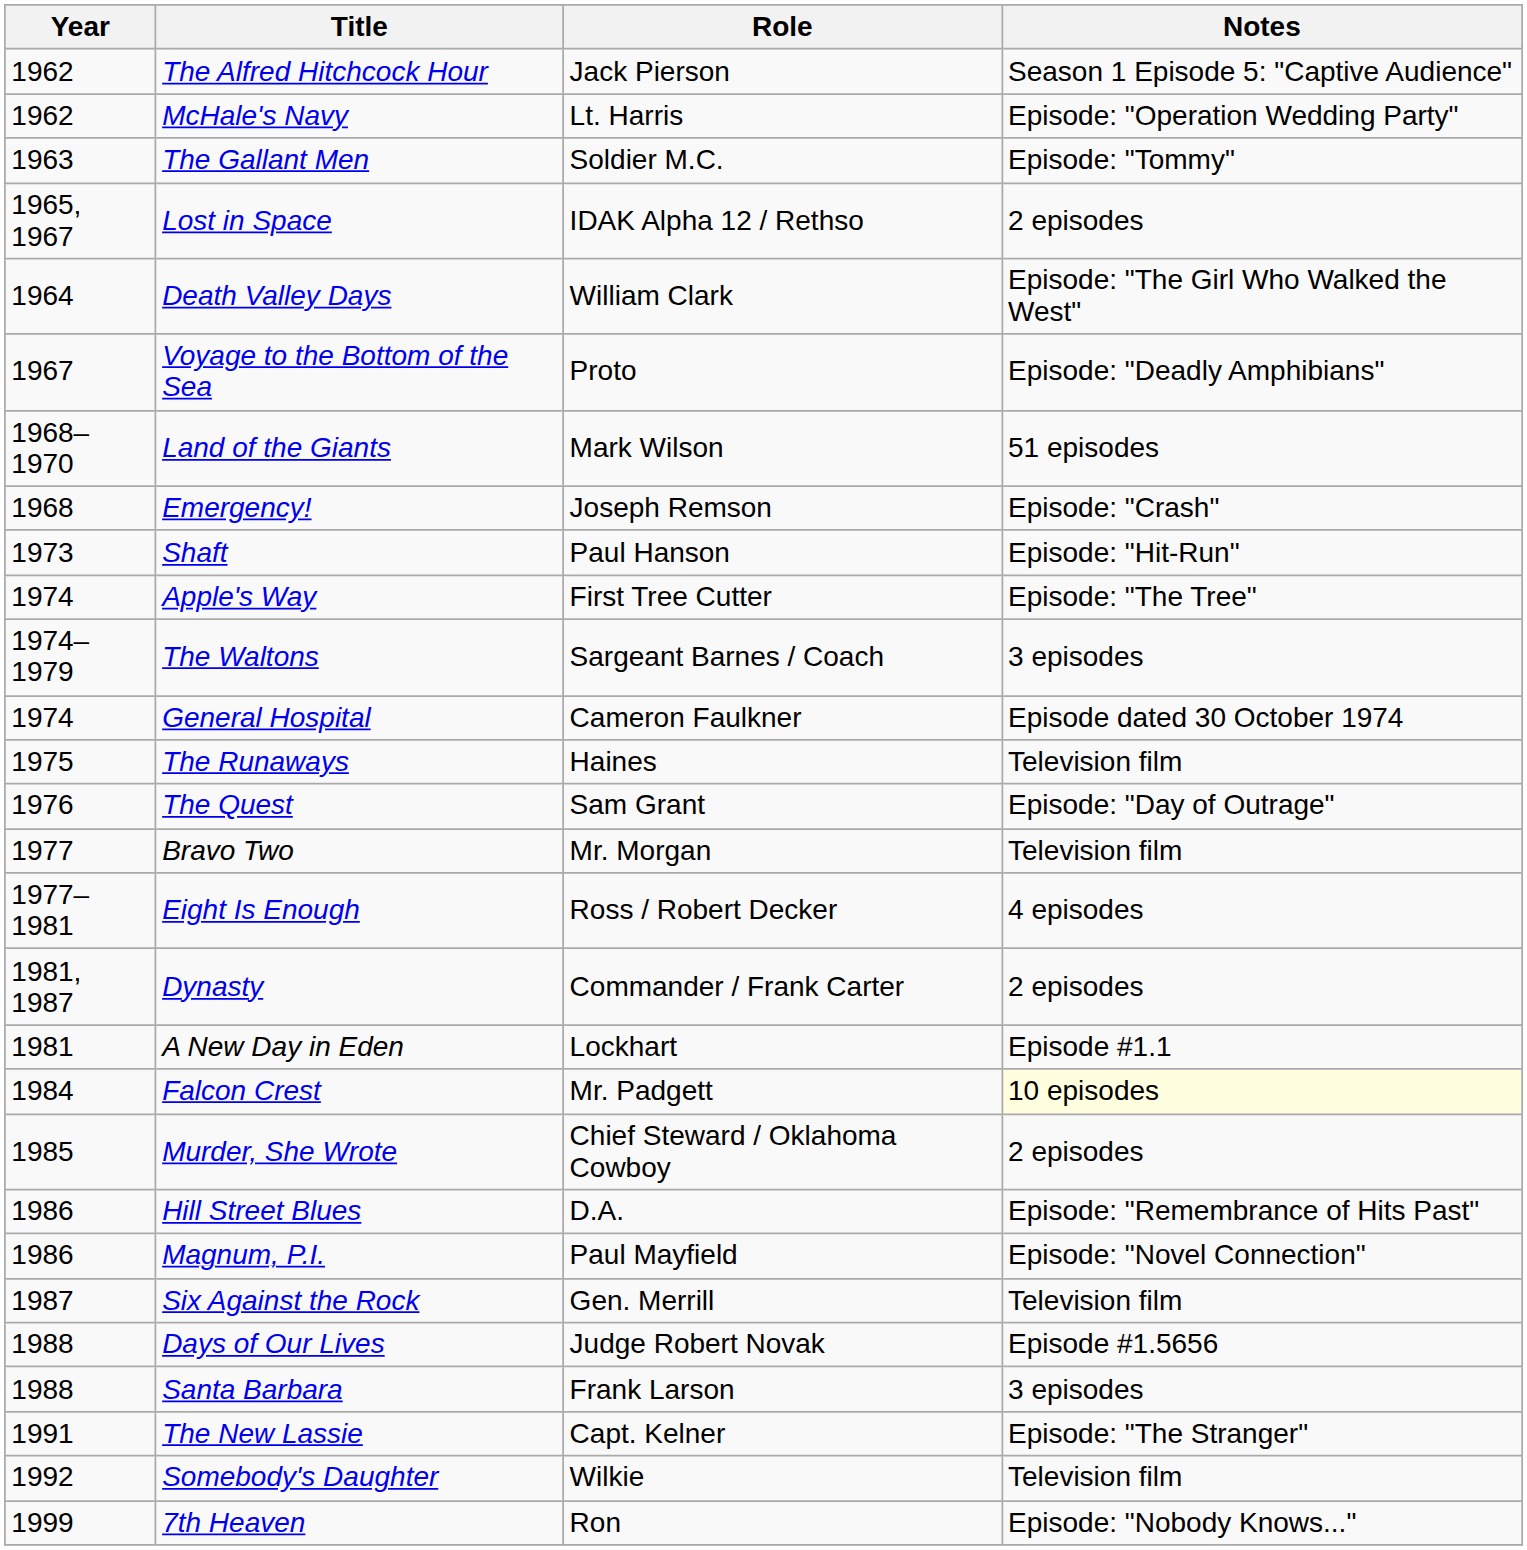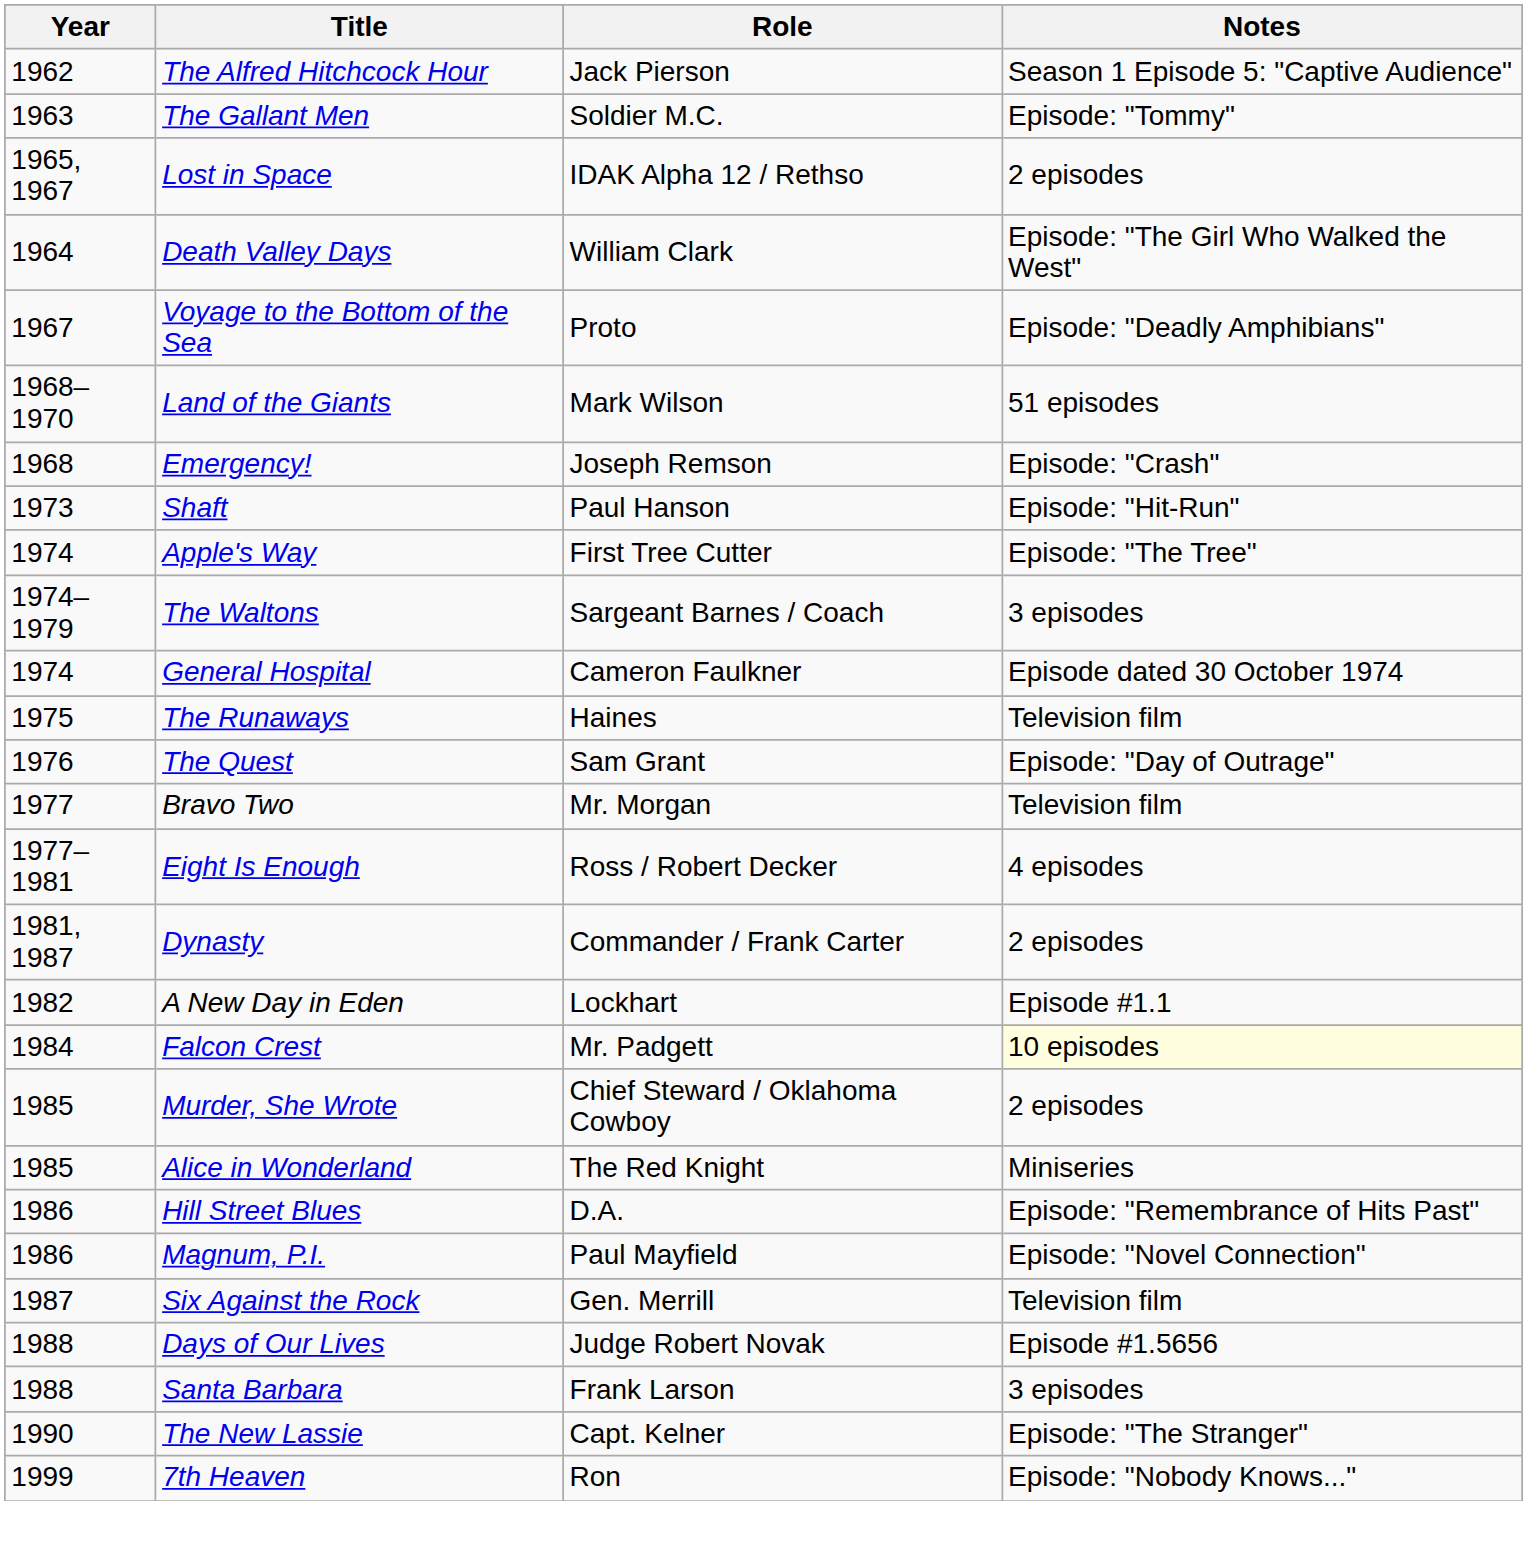- row: (255, 115)
(42, 1046) 1981 -> (42, 1002) 1982
+ row: (287, 1166)
(42, 1433) 1991 -> (42, 1433) 1990
- row: (300, 1477)
